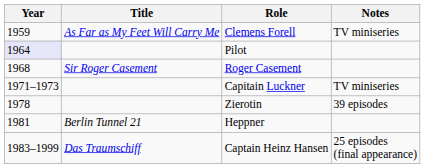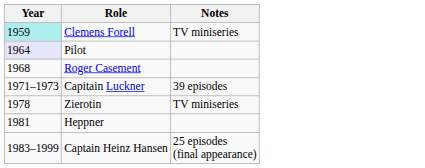- column: (142, 13)
(19, 31) no background -> (19, 31) paleturquoise background
(366, 86) TV miniseries -> (200, 86) 39 episodes
(361, 104) 39 episodes -> (206, 104) TV miniseries
